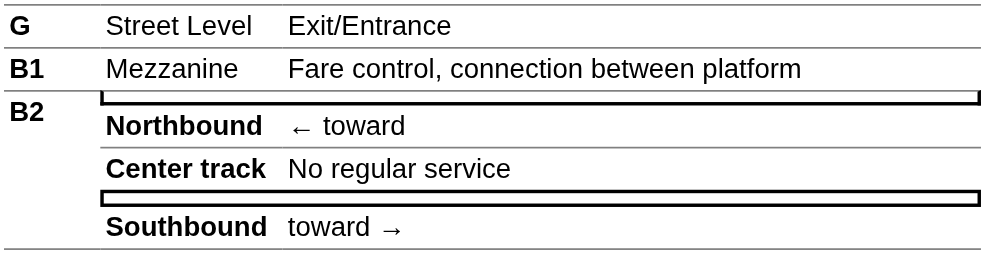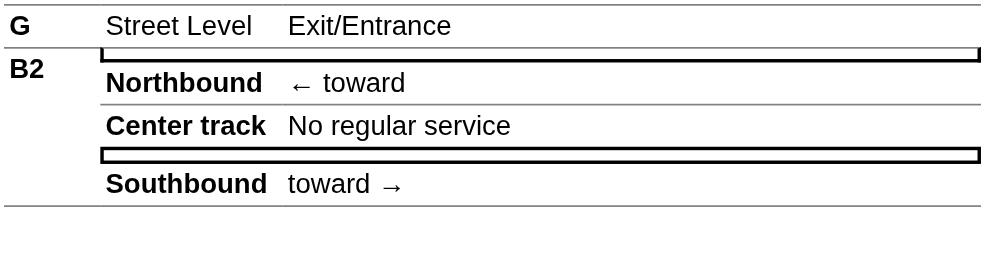- row: (172, 69)
